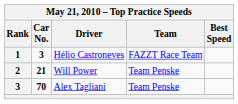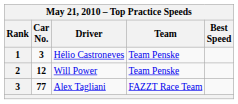(165, 55) FAZZT Race Team -> (154, 55) Team Penske
(41, 71) 21 -> (41, 71) 12
(41, 87) 70 -> (41, 87) 77
(154, 87) Team Penske -> (165, 87) FAZZT Race Team
